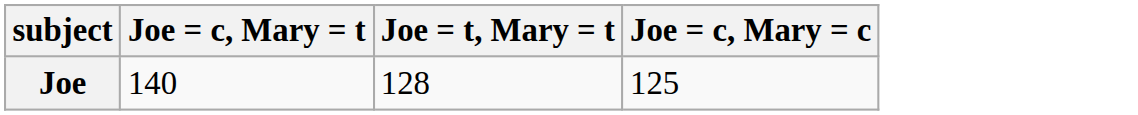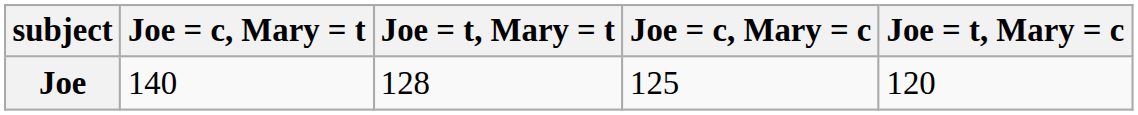+ column: (1005, 30)
